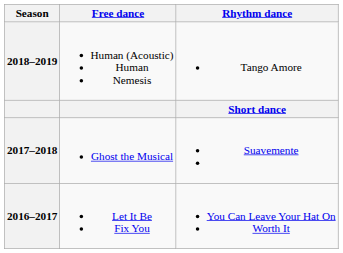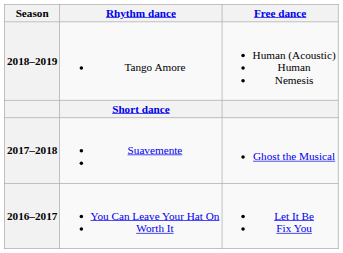columns swapped: (257, 13) <-> (118, 13)
